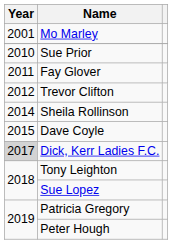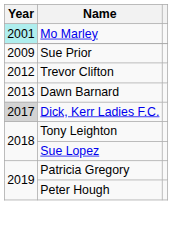(21, 33) no background -> (21, 33) paleturquoise background
(21, 53) 2010 -> (21, 53) 2009
- row: (70, 72)
+ row: (80, 92)
- row: (84, 111)
- row: (72, 131)
